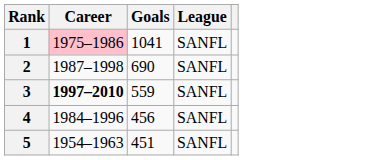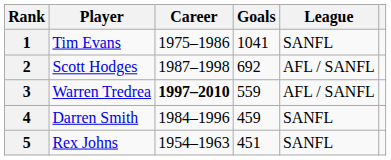+ column: (102, 17)
(88, 42) pink background -> (194, 42) no background
(143, 67) 690 -> (249, 67) 692
(202, 67) SANFL -> (329, 67) AFL / SANFL
(202, 92) SANFL -> (329, 92) AFL / SANFL
(143, 117) 456 -> (249, 117) 459
